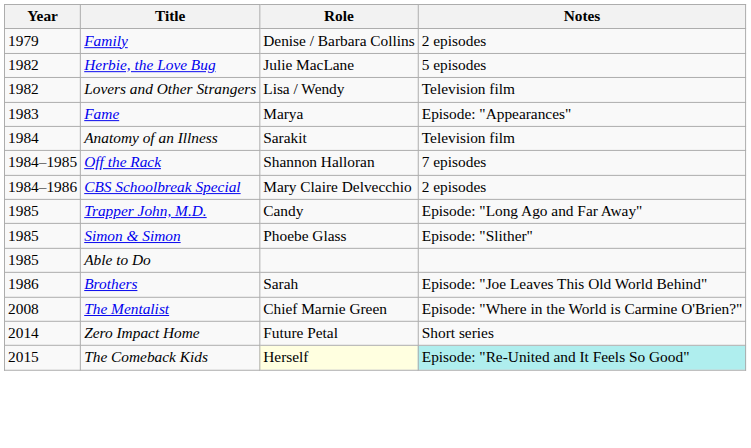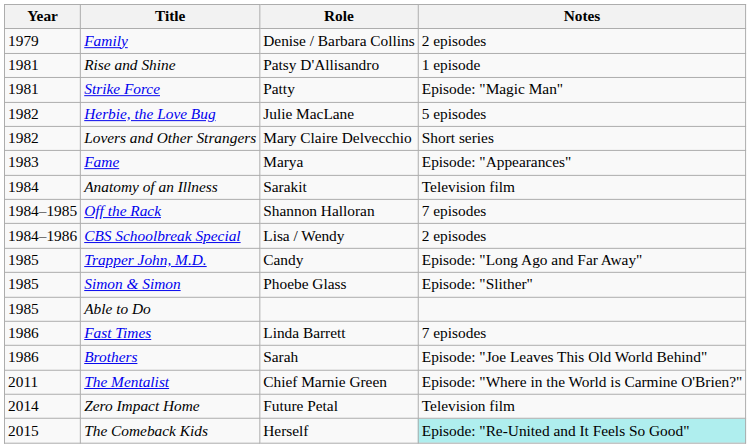+ row: (130, 65)
+ row: (122, 89)
(304, 89) Lisa / Wendy -> (337, 138) Mary Claire Delvecchio
(468, 89) Television film -> (458, 138) Short series
(337, 187) Mary Claire Delvecchio -> (304, 235) Lisa / Wendy
+ row: (118, 333)
(23, 308) 2008 -> (23, 382) 2011
(458, 333) Short series -> (468, 406) Television film
(286, 357) lightyellow background -> (286, 430) no background
